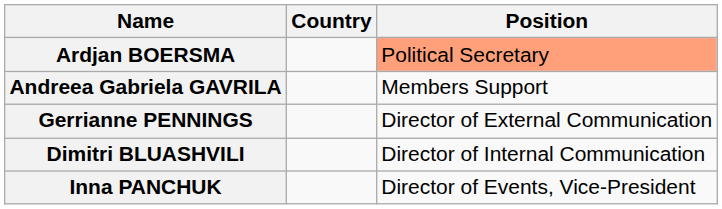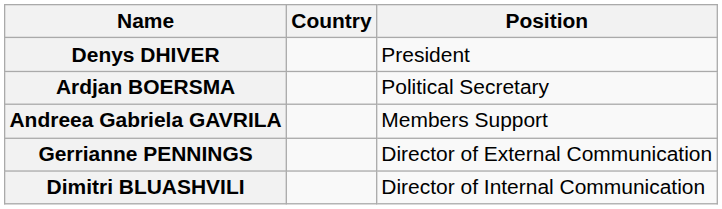+ row: (146, 54)
(465, 54) lightsalmon background -> (465, 87) no background
- row: (146, 187)
